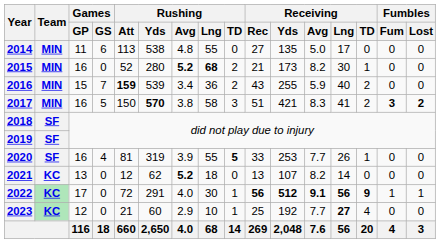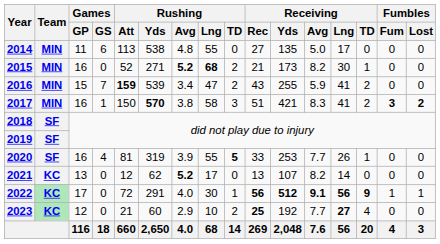(155, 67) 280 -> (155, 67) 271
(211, 85) 36 -> (211, 85) 47
(344, 85) 40 -> (344, 85) 41
(103, 103) 5 -> (103, 103) 1
(211, 175) 18 -> (211, 175) 17
(235, 211) 1 -> (235, 211) 2
(258, 211) normal -> (258, 211) bold
